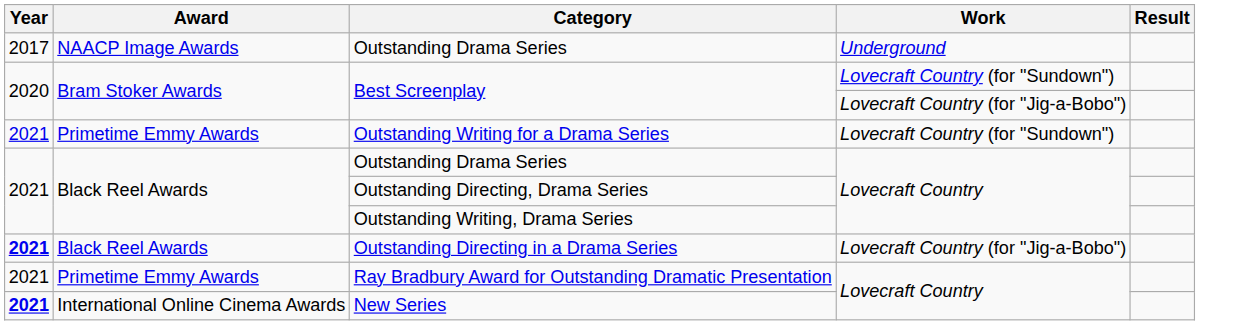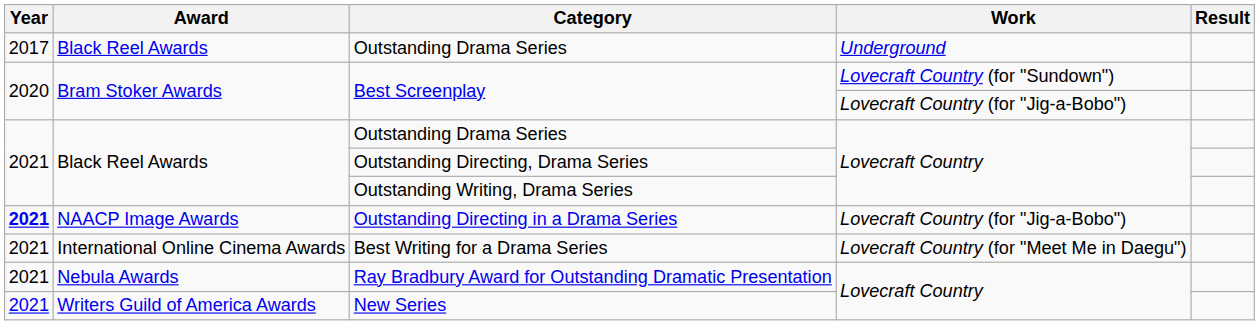(148, 47) NAACP Image Awards -> (132, 47) Black Reel Awards
- row: (511, 133)
(132, 248) Black Reel Awards -> (148, 219) NAACP Image Awards
+ row: (481, 248)
(158, 276) Primetime Emmy Awards -> (118, 276) Nebula Awards
(29, 305) bold -> (29, 305) normal
(201, 305) International Online Cinema Awards -> (187, 305) Writers Guild of America Awards
